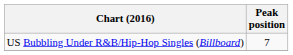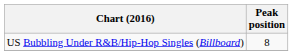(267, 42) 7 -> (267, 42) 8
